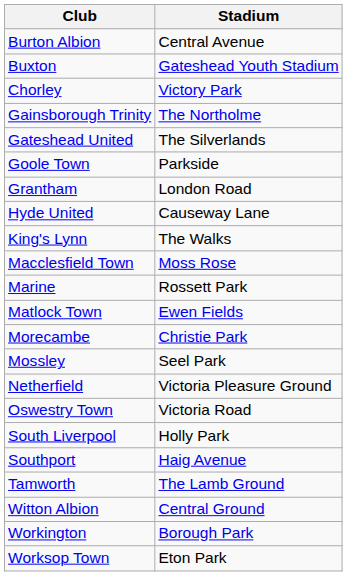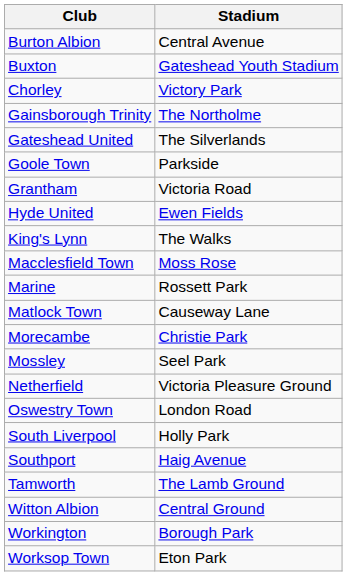(205, 189) London Road -> (205, 189) Victoria Road
(214, 213) Causeway Lane -> (201, 213) Ewen Fields
(201, 312) Ewen Fields -> (214, 312) Causeway Lane
(205, 410) Victoria Road -> (205, 410) London Road
